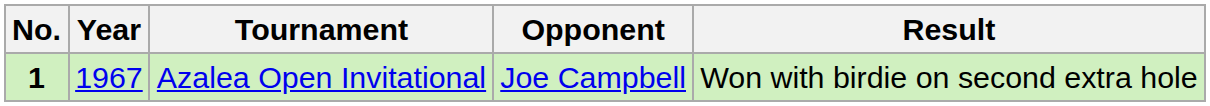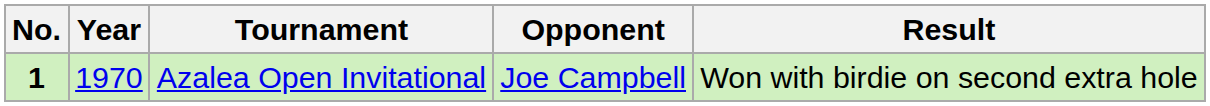(109, 77) 1967 -> (109, 77) 1970
